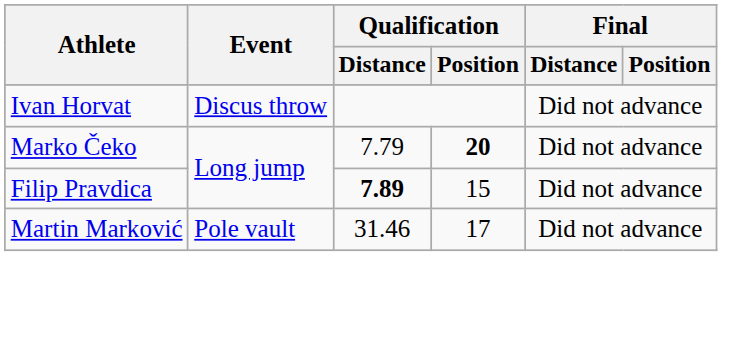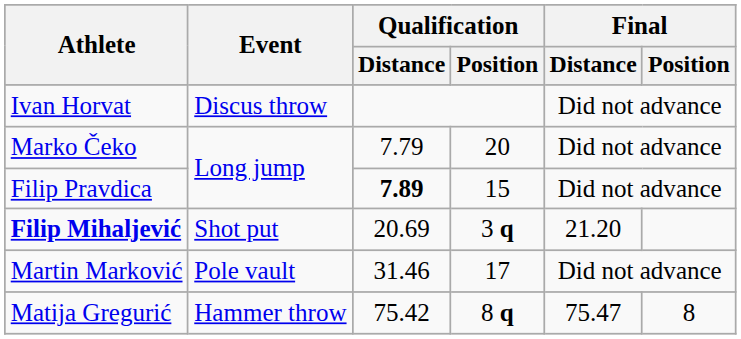(478, 147) bold -> (497, 147) normal
+ row: (96, 229)
+ row: (91, 312)
